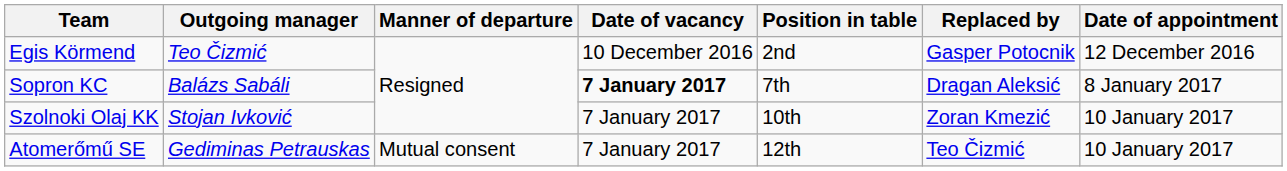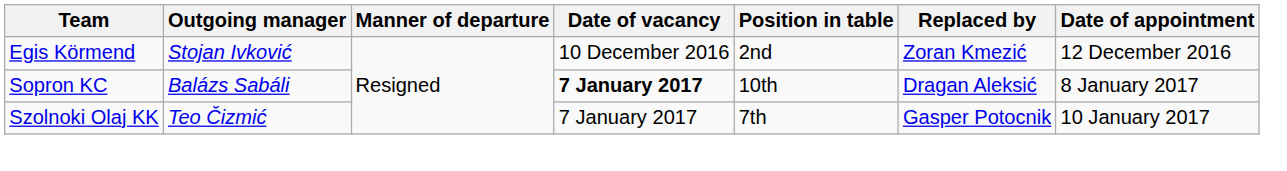(217, 52) Teo Čizmić -> (230, 52) Stojan Ivković
(1001, 52) Gasper Potocnik -> (965, 52) Zoran Kmezić
(776, 84) 7th -> (758, 84) 10th
(230, 117) Stojan Ivković -> (217, 117) Teo Čizmić
(782, 117) 10th -> (753, 117) 7th
(988, 117) Zoran Kmezić -> (977, 117) Gasper Potocnik
- row: (77, 149)
